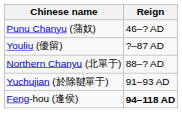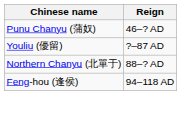- row: (58, 81)
(150, 99) bold -> (150, 81) normal
